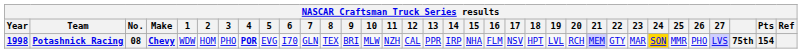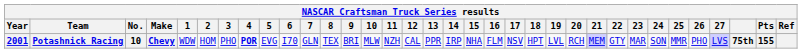(17, 40) 1998 -> (17, 40) 2001
(136, 40) 08 -> (136, 40) 10
(658, 40) gold background -> (658, 40) no background
(766, 40) 154 -> (766, 40) 155
